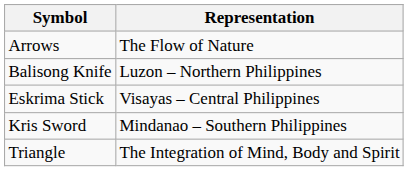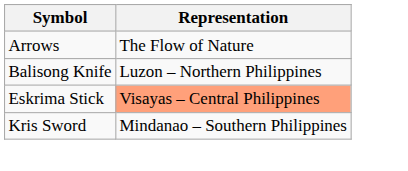(219, 98) no background -> (219, 98) lightsalmon background
- row: (37, 152)
